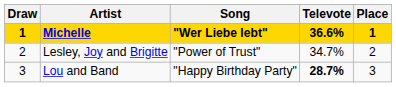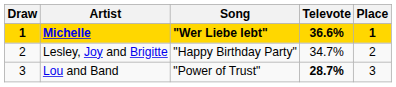(217, 52) "Power of Trust" -> (235, 52) "Happy Birthday Party"
(235, 71) "Happy Birthday Party" -> (217, 71) "Power of Trust"
